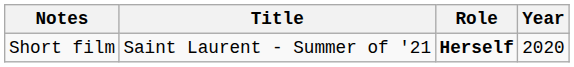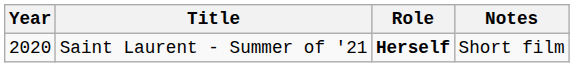columns swapped: (543, 19) <-> (62, 19)
